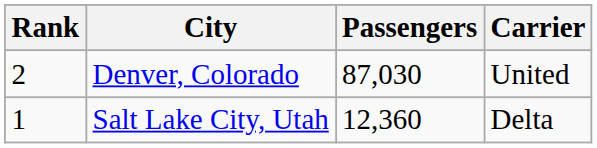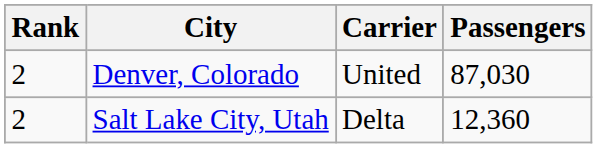columns swapped: (410, 27) <-> (538, 27)
(19, 119) 1 -> (19, 119) 2
